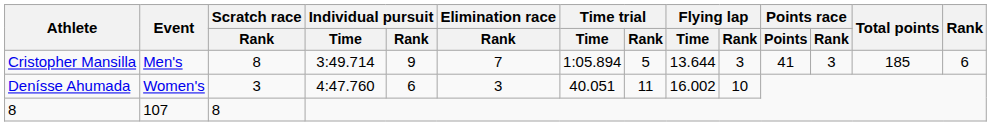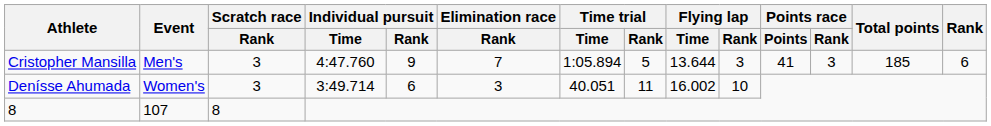(257, 63) 8 -> (257, 63) 3
(345, 63) 3:49.714 -> (345, 63) 4:47.760
(345, 86) 4:47.760 -> (345, 86) 3:49.714
